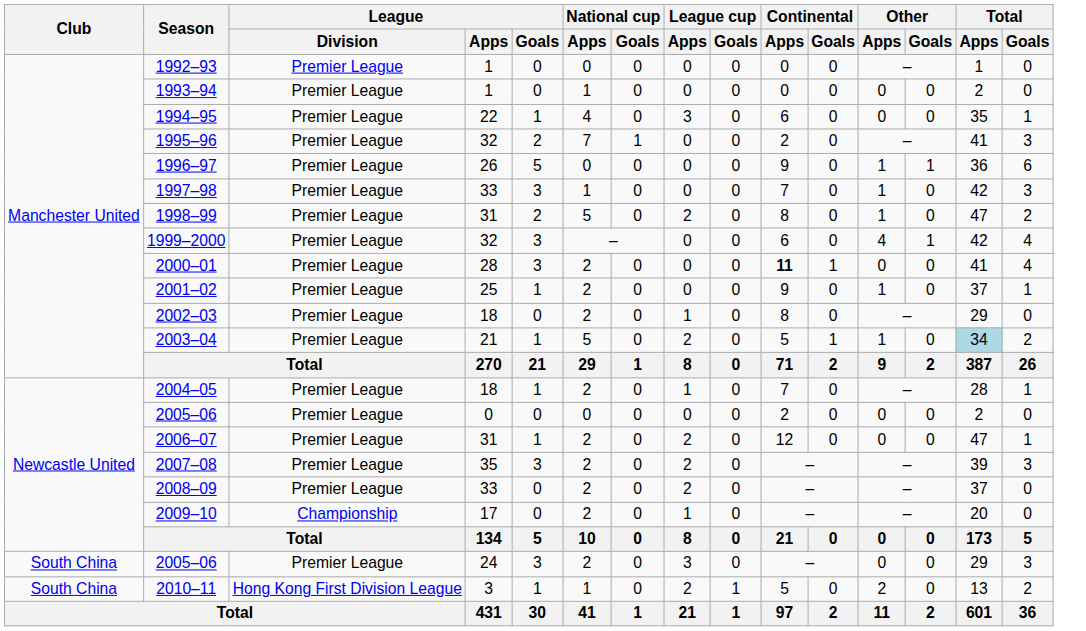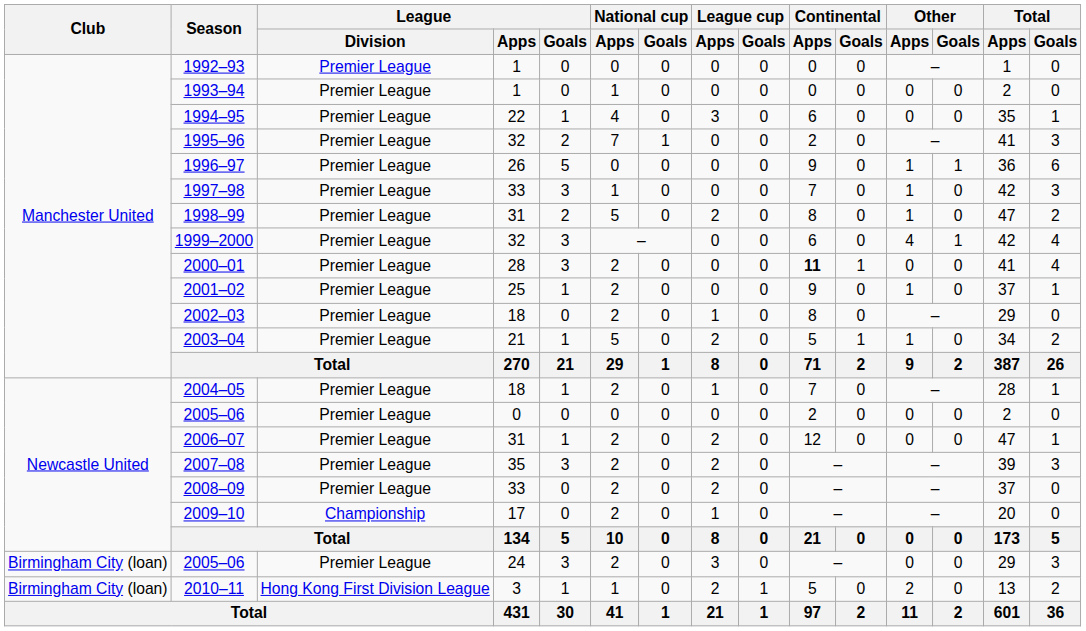(979, 340) lightblue background -> (1007, 340) no background
(74, 564) South China -> (88, 564) Birmingham City (loan)
(74, 588) South China -> (88, 588) Birmingham City (loan)
